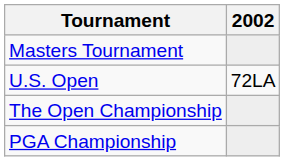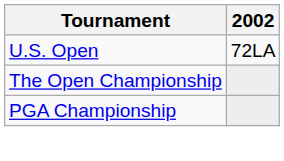- row: (96, 50)
